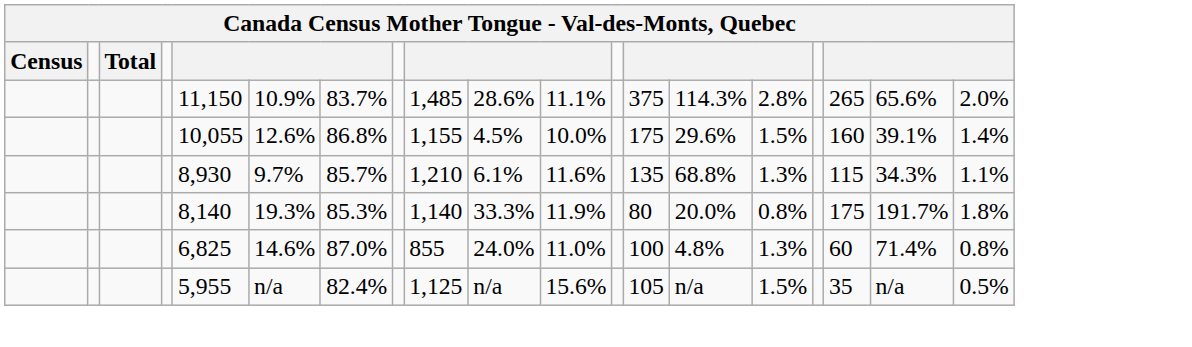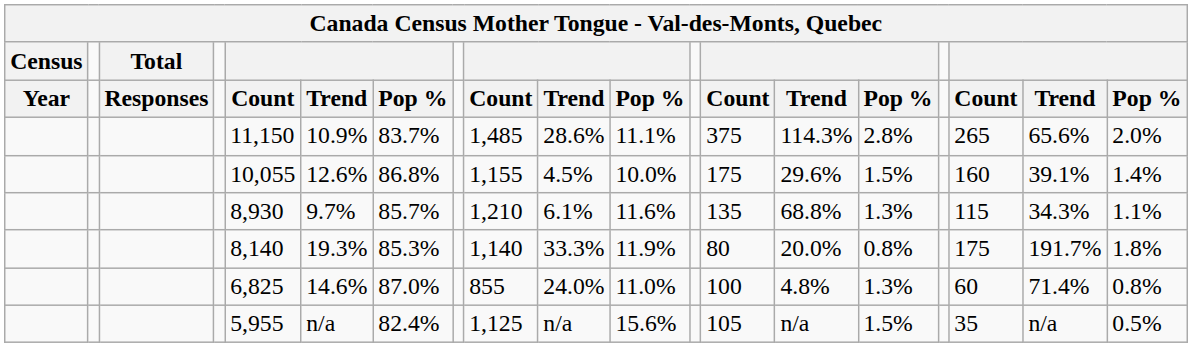+ row: (46, 98)
